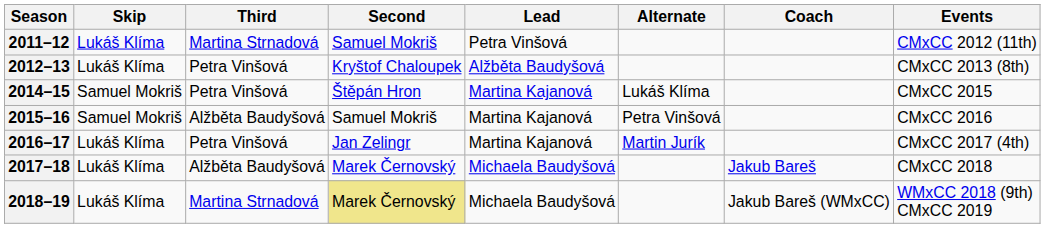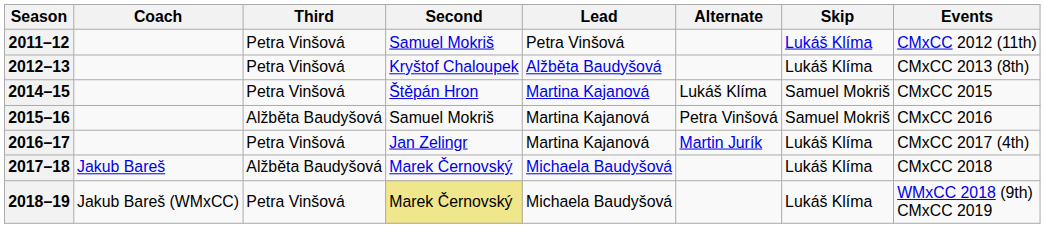columns swapped: (129, 17) <-> (809, 17)
(254, 42) Martina Strnadová -> (296, 42) Petra Vinšová
(254, 201) Martina Strnadová -> (296, 201) Petra Vinšová
